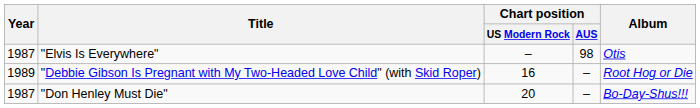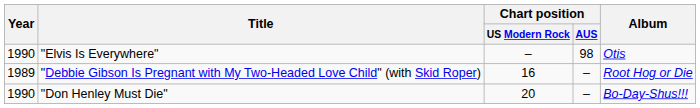(21, 53) 1987 -> (21, 53) 1990
(21, 93) 1987 -> (21, 93) 1990
